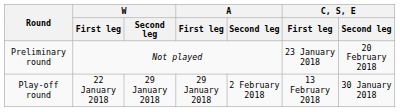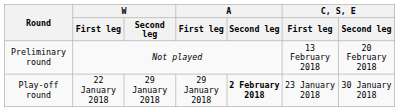(310, 57) 23 January 2018 -> (310, 57) 13 February 2018
(254, 90) normal -> (254, 90) bold
(310, 90) 13 February 2018 -> (310, 90) 23 January 2018
